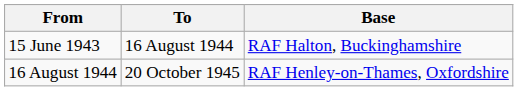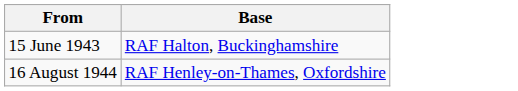- column: (182, 18)
